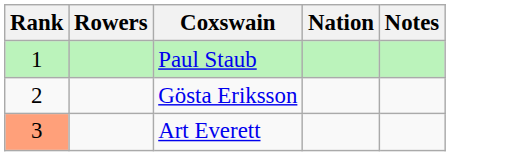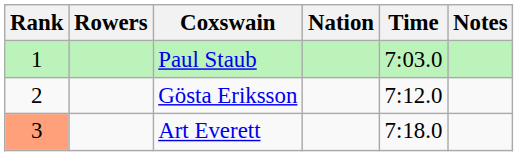+ column: (414, 22)
